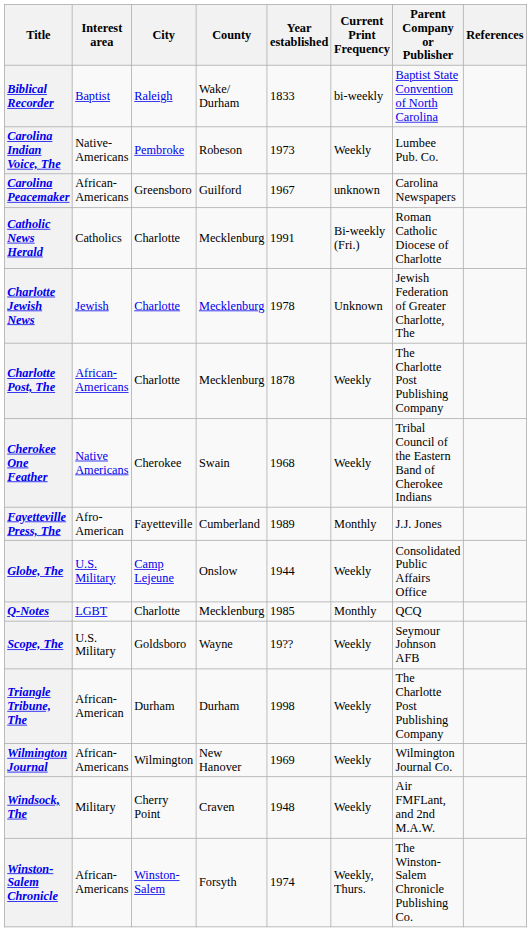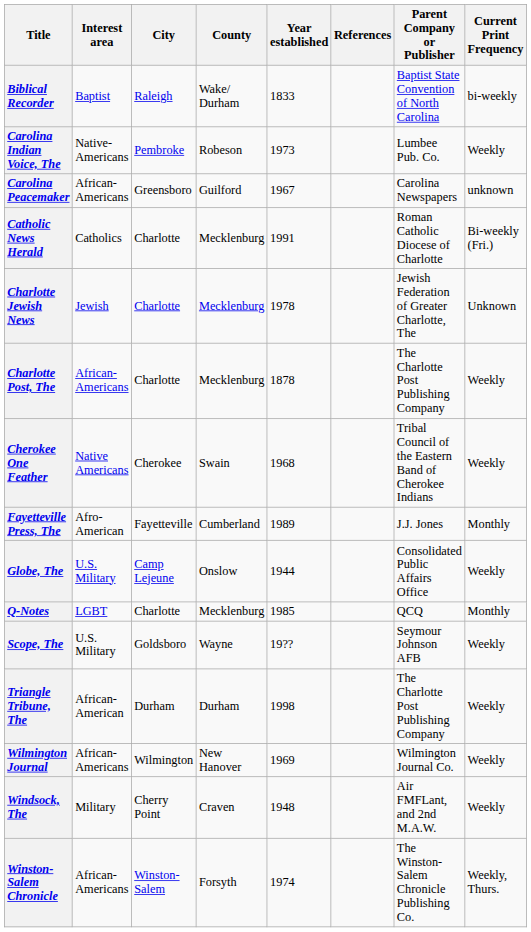columns swapped: (362, 35) <-> (495, 35)
